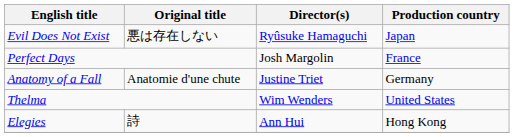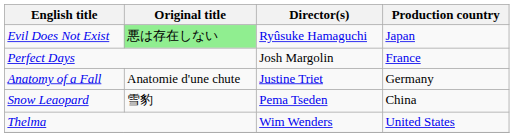(172, 36) no background -> (172, 36) lightgreen background
+ row: (48, 100)
- row: (26, 121)
